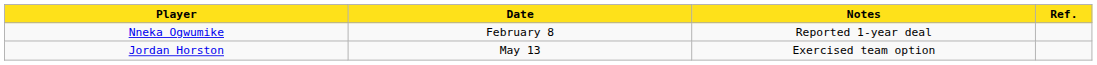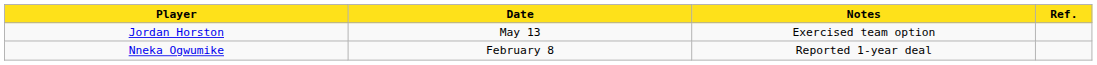rows swapped: (176, 32) <-> (176, 51)
